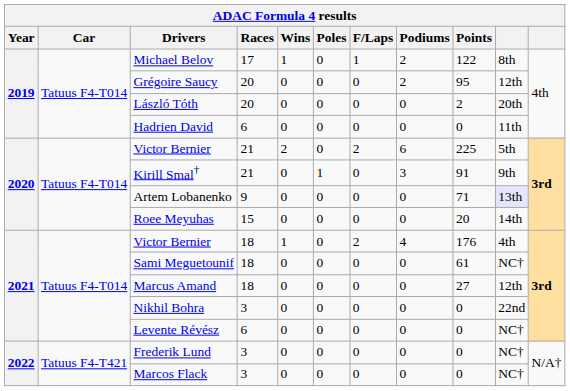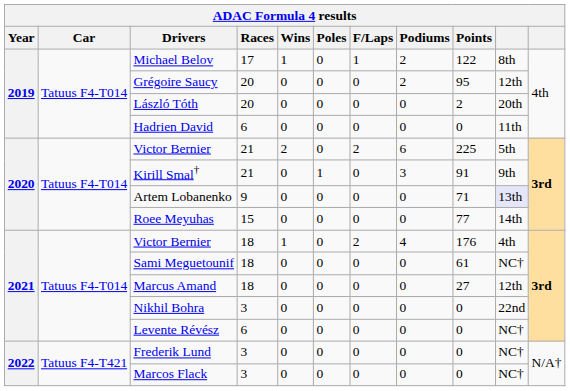(463, 218) 20 -> (463, 218) 77
